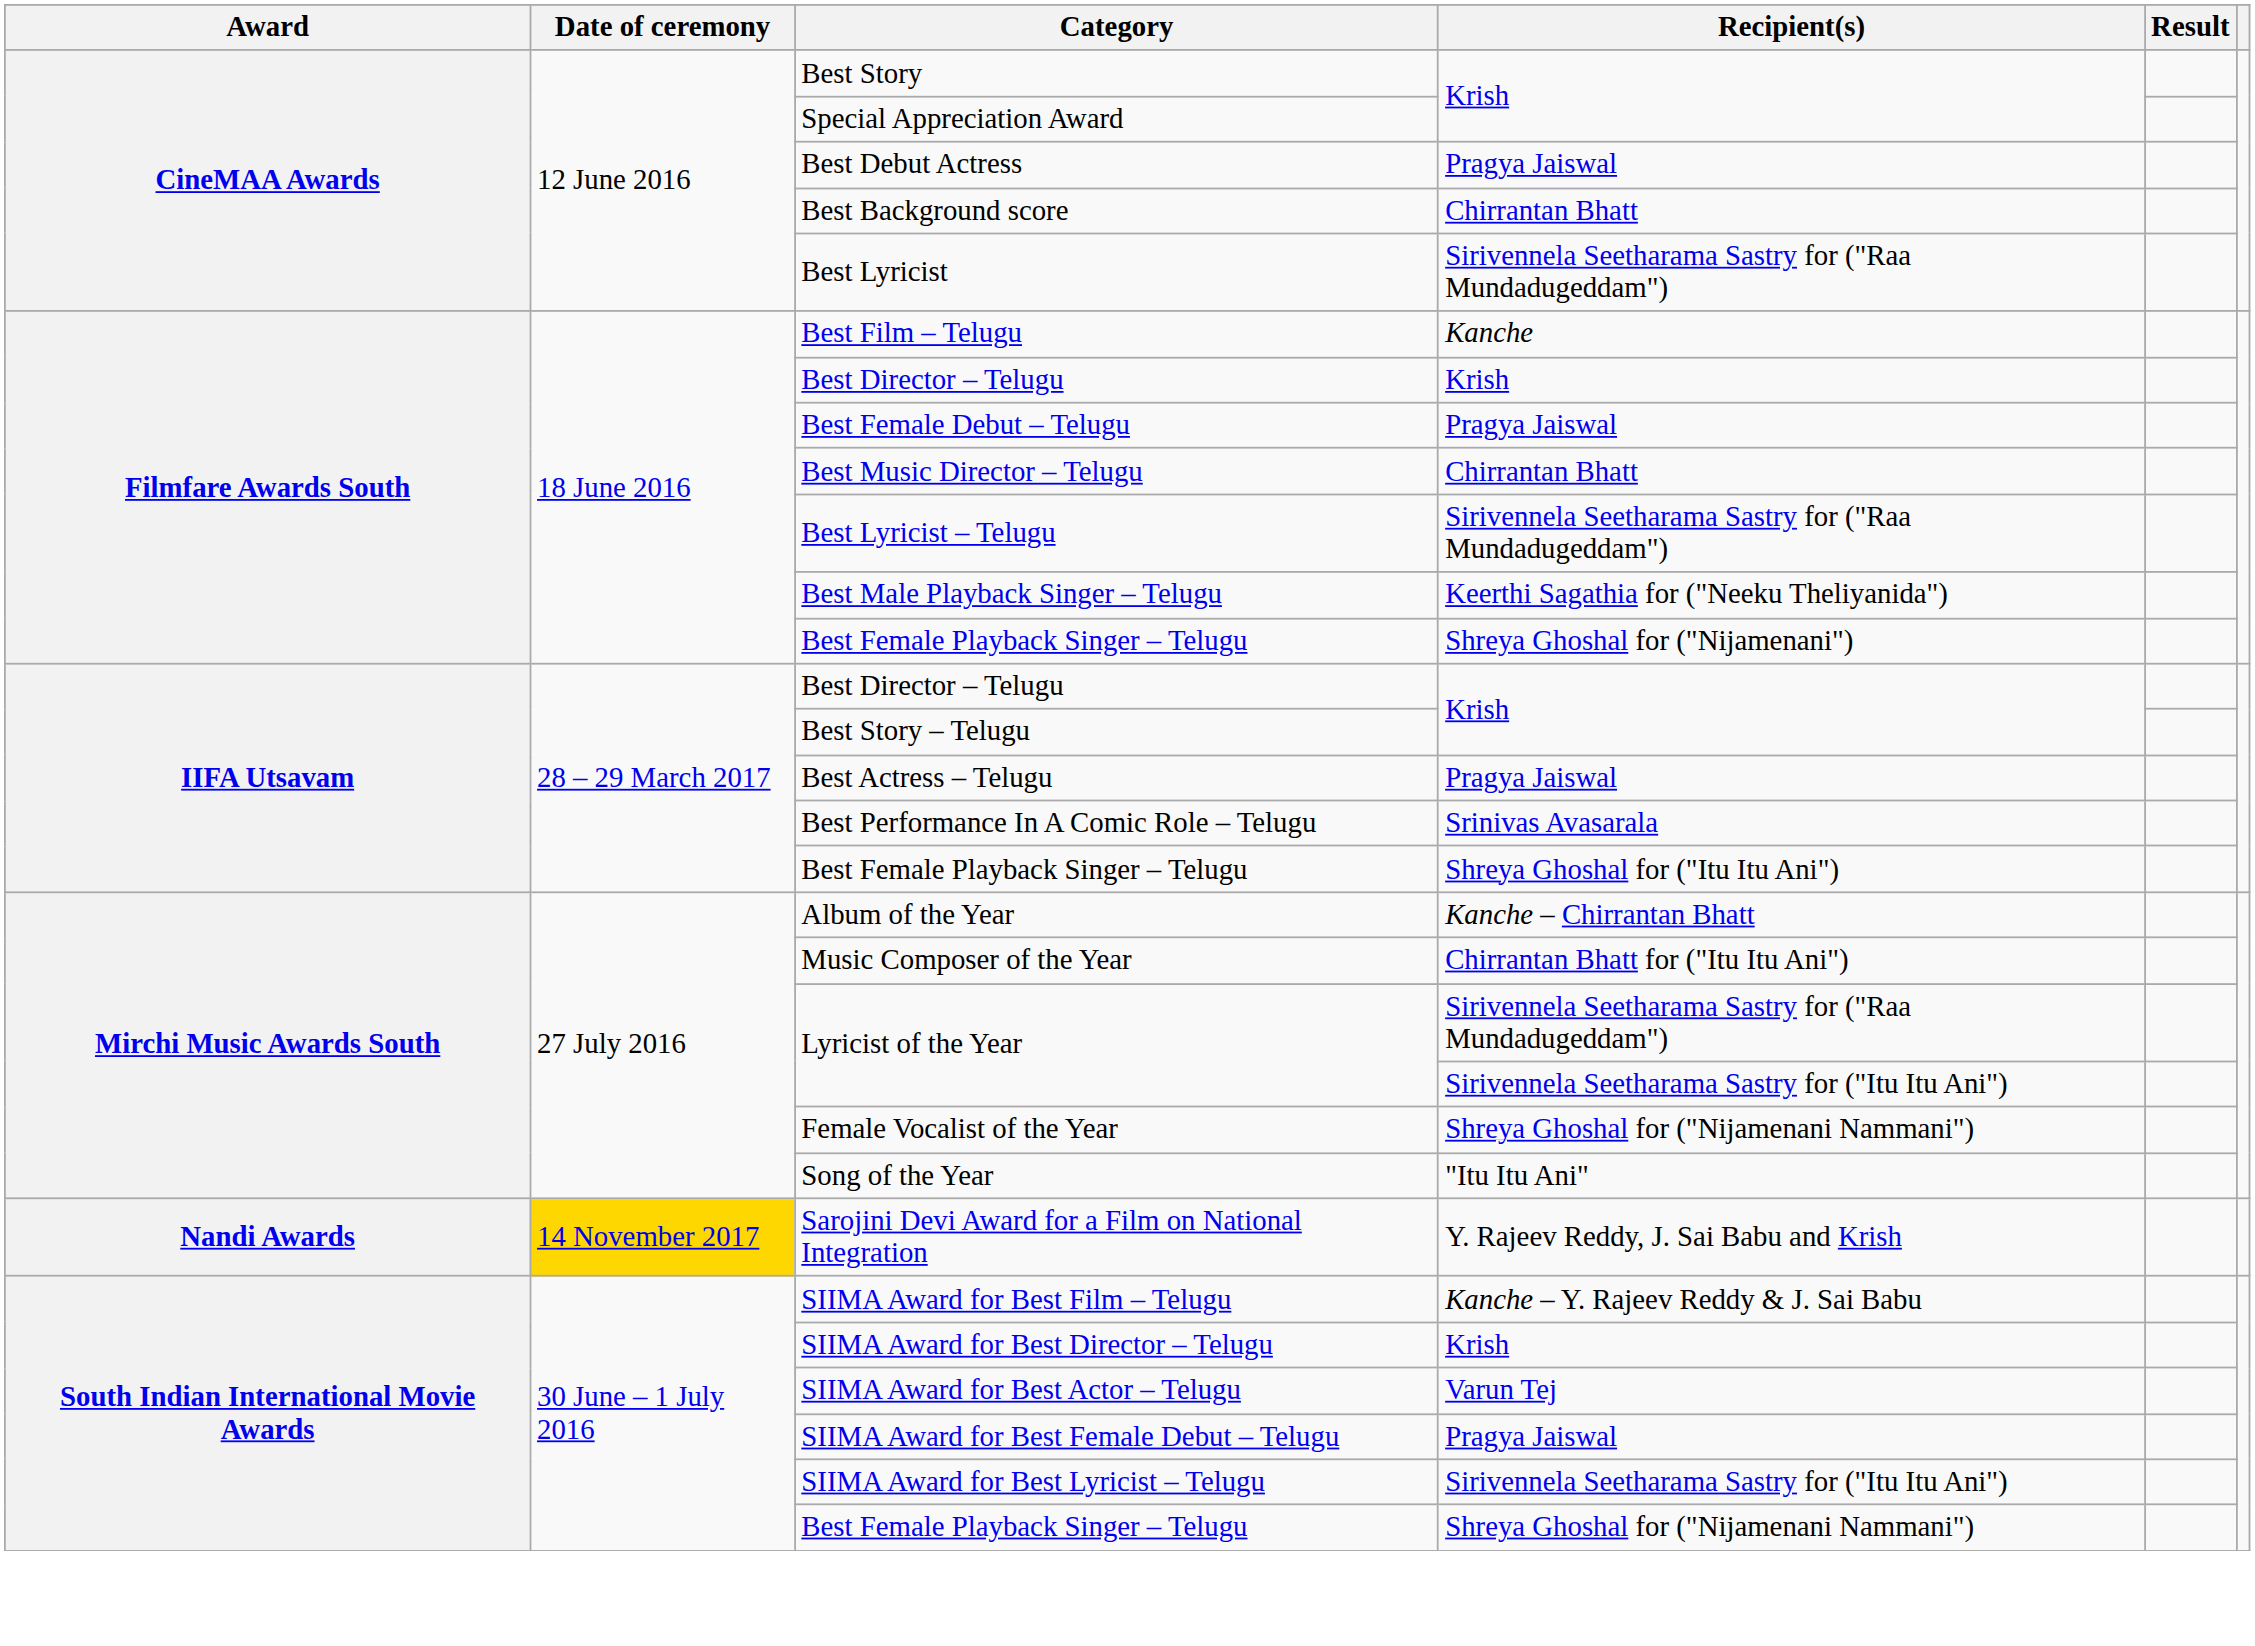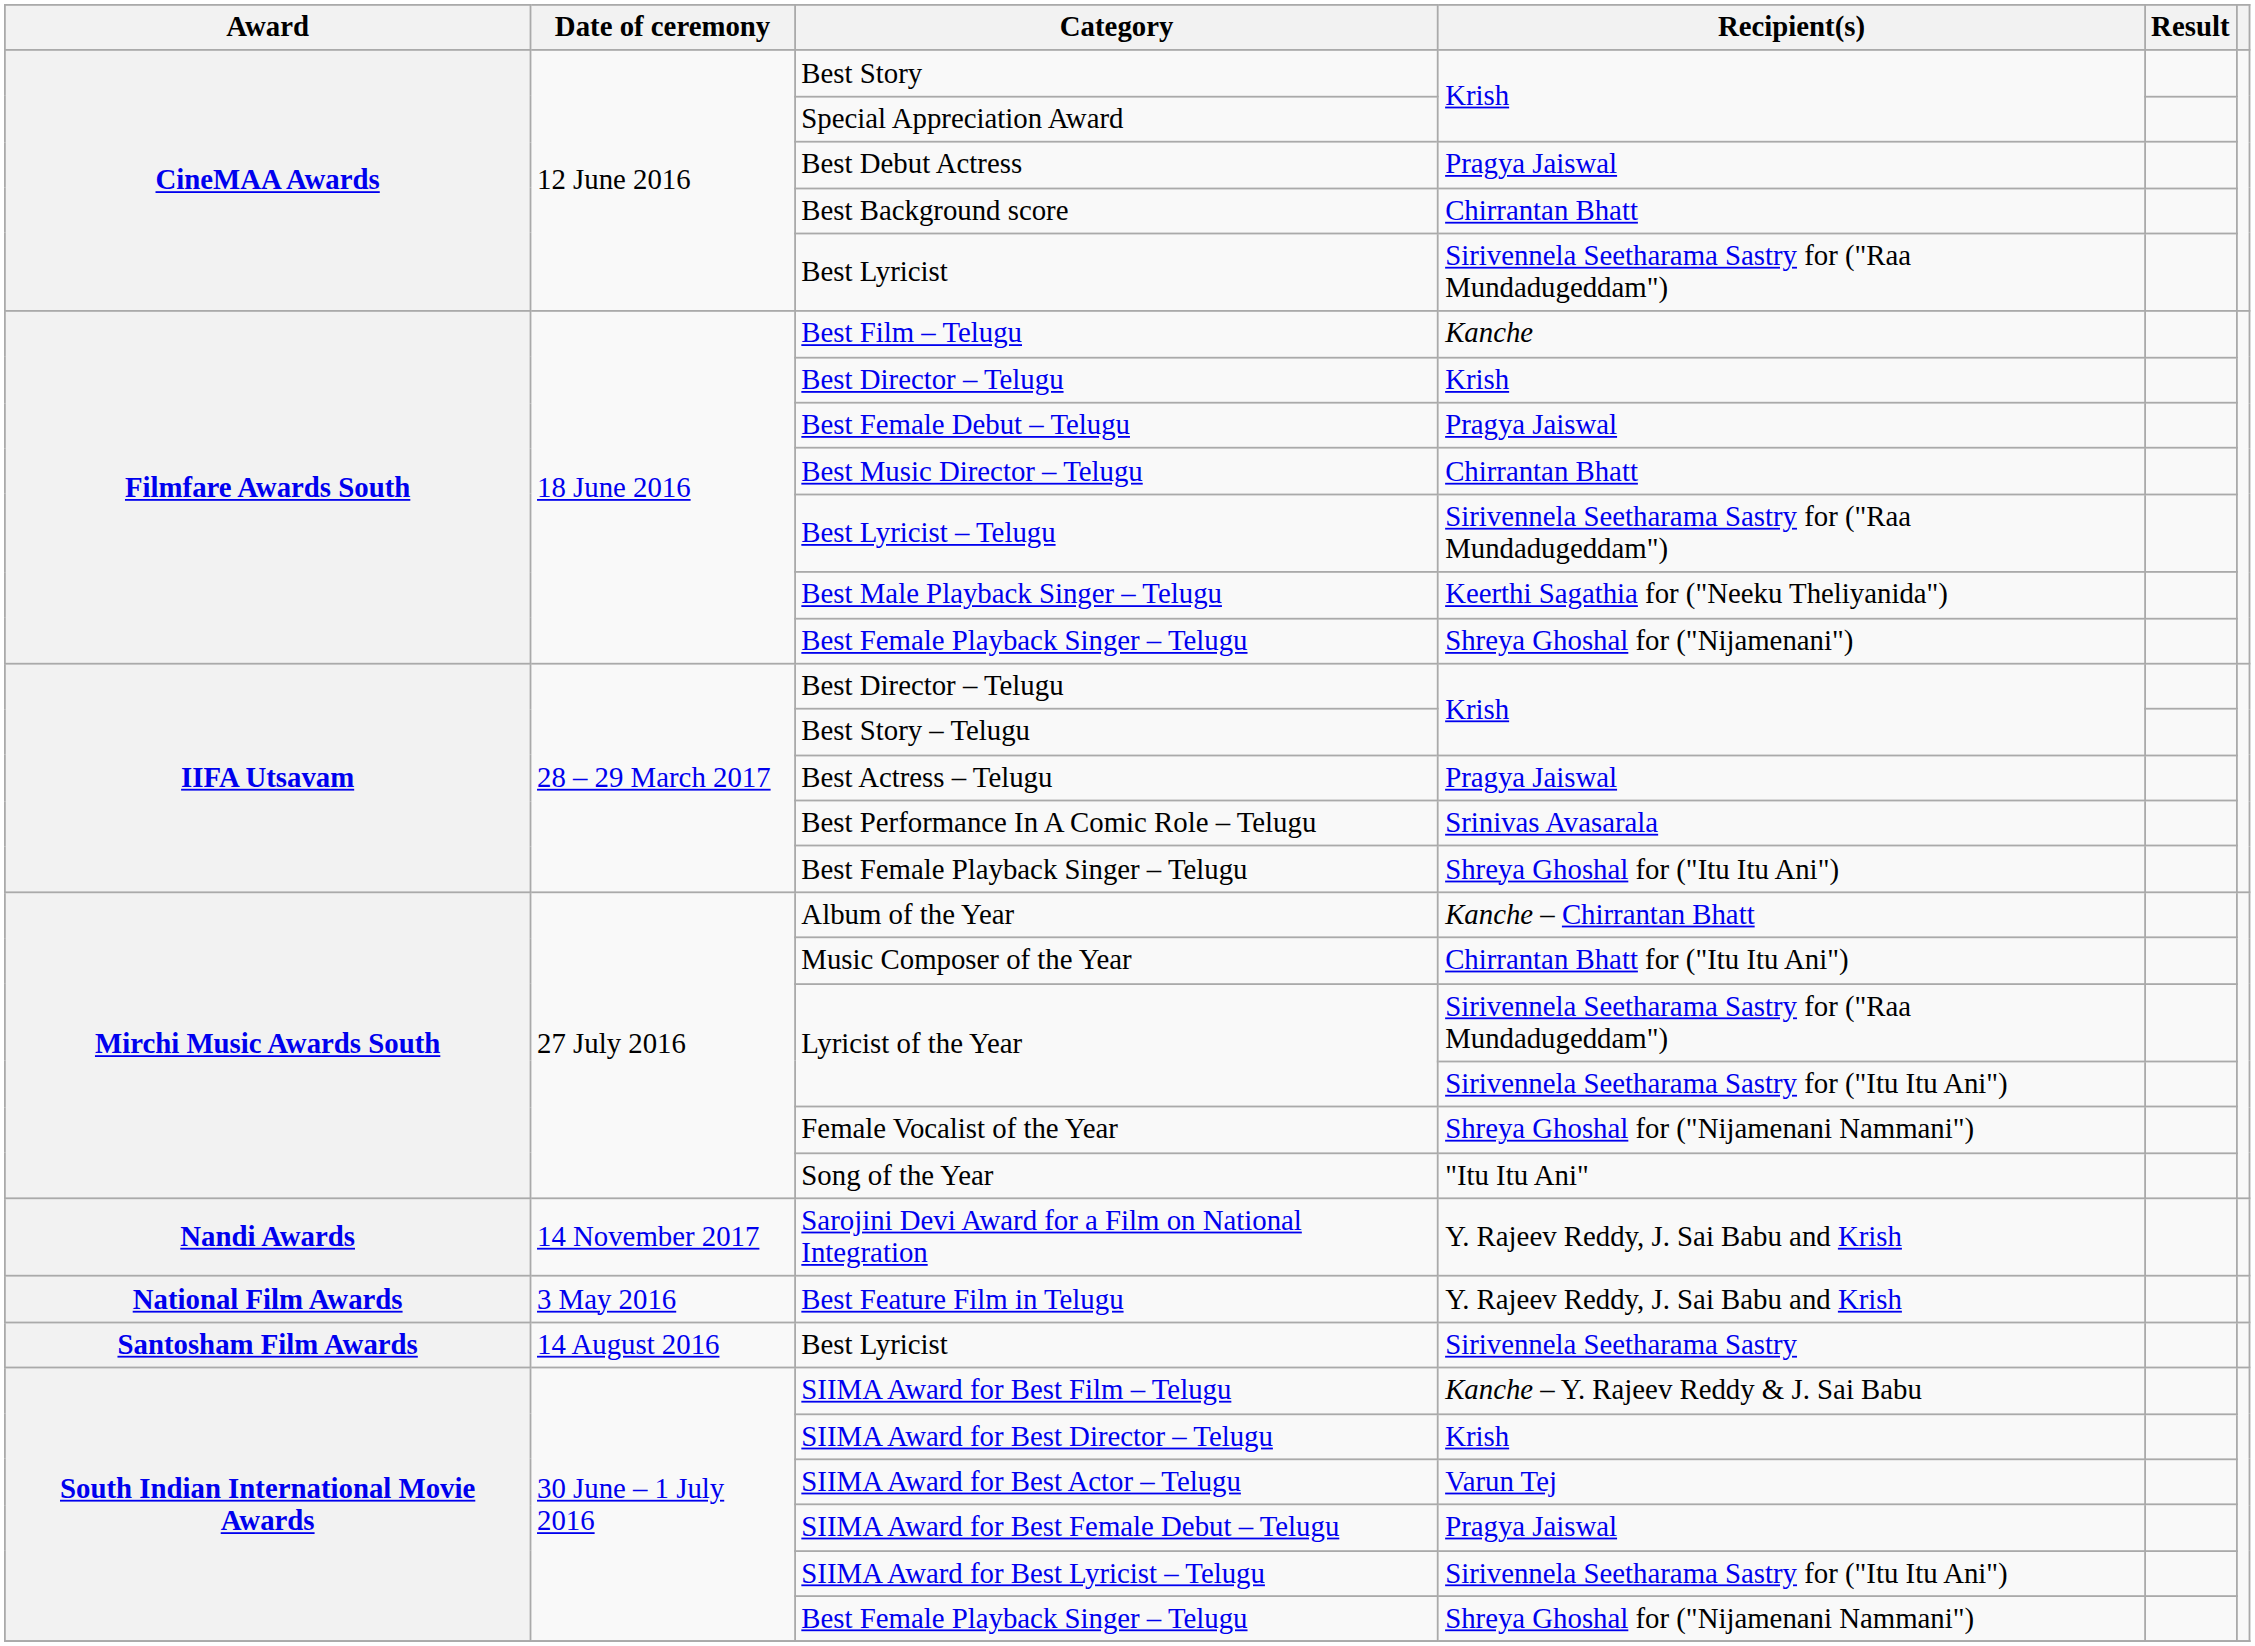(648, 1236) gold background -> (648, 1236) no background
+ row: (962, 1298)
+ row: (875, 1344)
